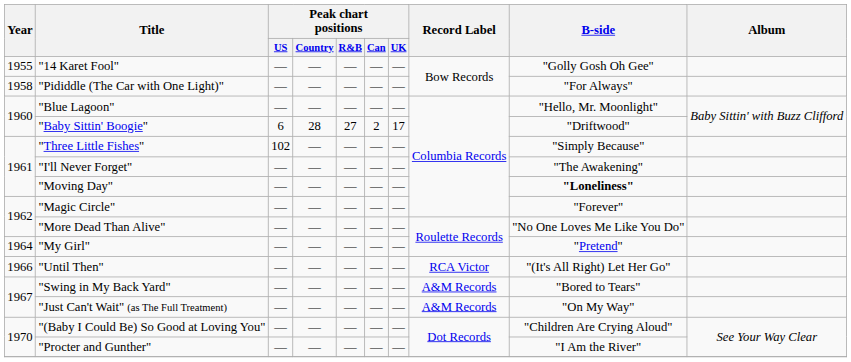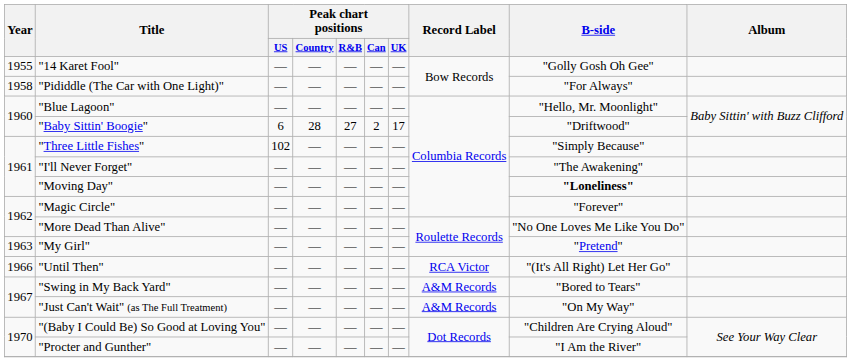(20, 246) 1964 -> (20, 246) 1963
